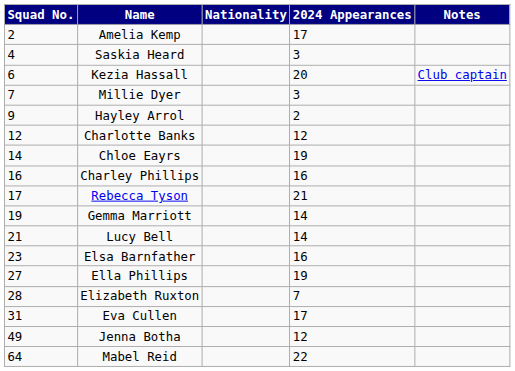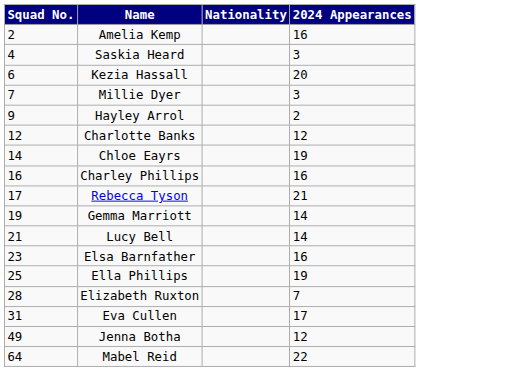- column: (462, 15)
(300, 35) 17 -> (300, 35) 16
(15, 276) 27 -> (15, 276) 25
